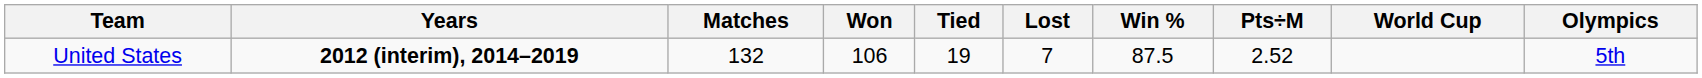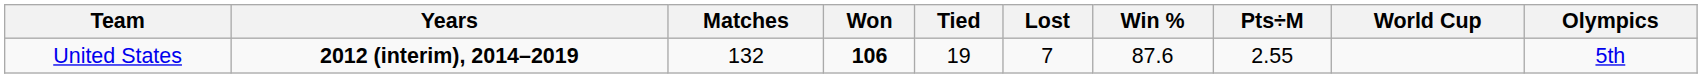(870, 55) normal -> (870, 55) bold
(1153, 55) 87.5 -> (1153, 55) 87.6
(1272, 55) 2.52 -> (1272, 55) 2.55
